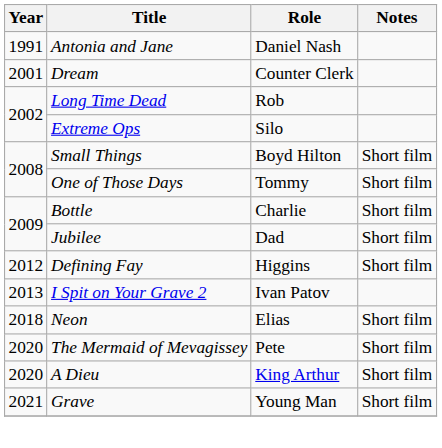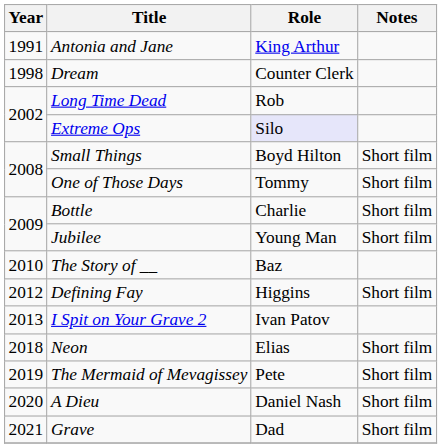(298, 45) Daniel Nash -> (297, 45) King Arthur
(26, 73) 2001 -> (26, 73) 1998
(269, 127) no background -> (269, 127) lavender background
(270, 237) Dad -> (296, 237) Young Man
+ row: (104, 264)
(26, 347) 2020 -> (26, 374) 2019
(297, 374) King Arthur -> (298, 401) Daniel Nash
(296, 401) Young Man -> (270, 429) Dad
